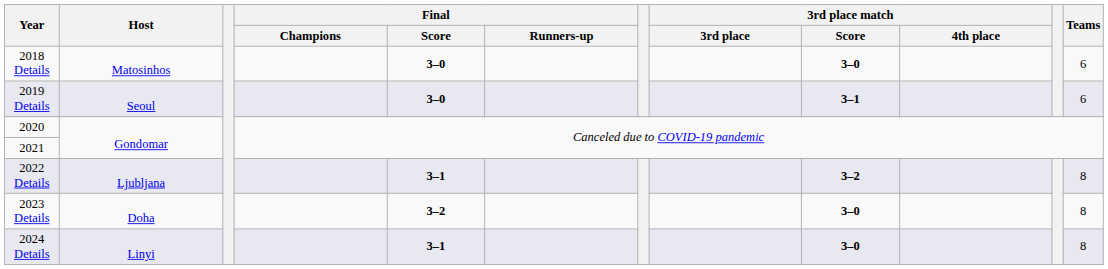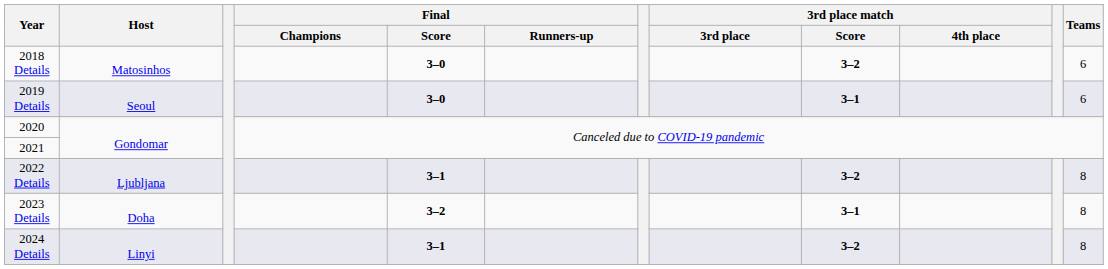(850, 63) 3–0 -> (850, 63) 3–2
(850, 211) 3–0 -> (850, 211) 3–1
(850, 247) 3–0 -> (850, 247) 3–2
